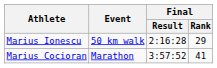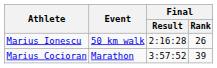(201, 40) 29 -> (201, 40) 26
(201, 55) 41 -> (201, 55) 39
